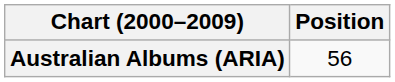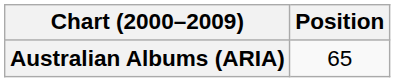(340, 58) 56 -> (340, 58) 65
